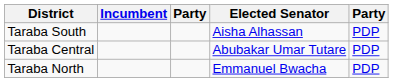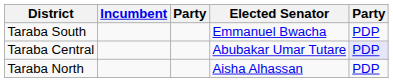(258, 32) Aisha Alhassan -> (269, 32) Emmanuel Bwacha
(366, 50) no background -> (366, 50) lavender background
(269, 68) Emmanuel Bwacha -> (258, 68) Aisha Alhassan
